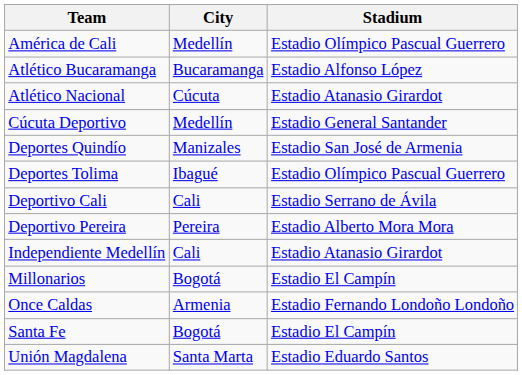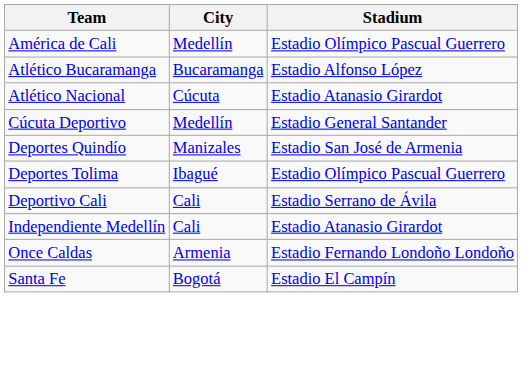- row: (67, 226)
- row: (47, 278)
- row: (68, 357)
